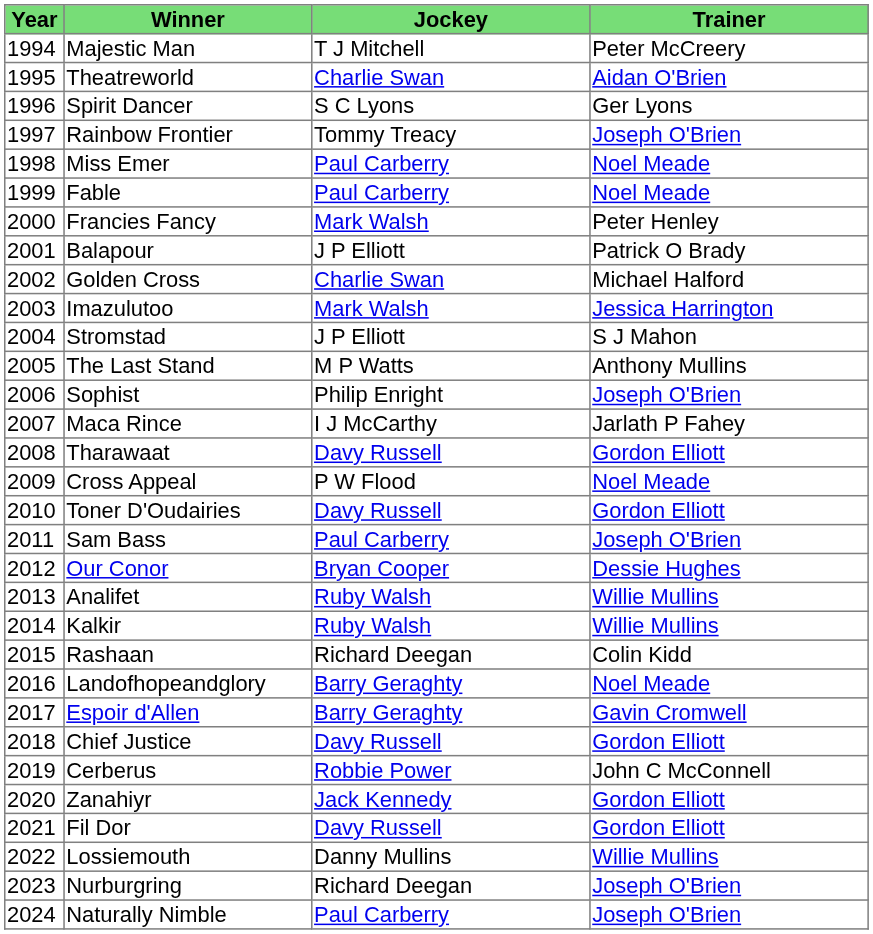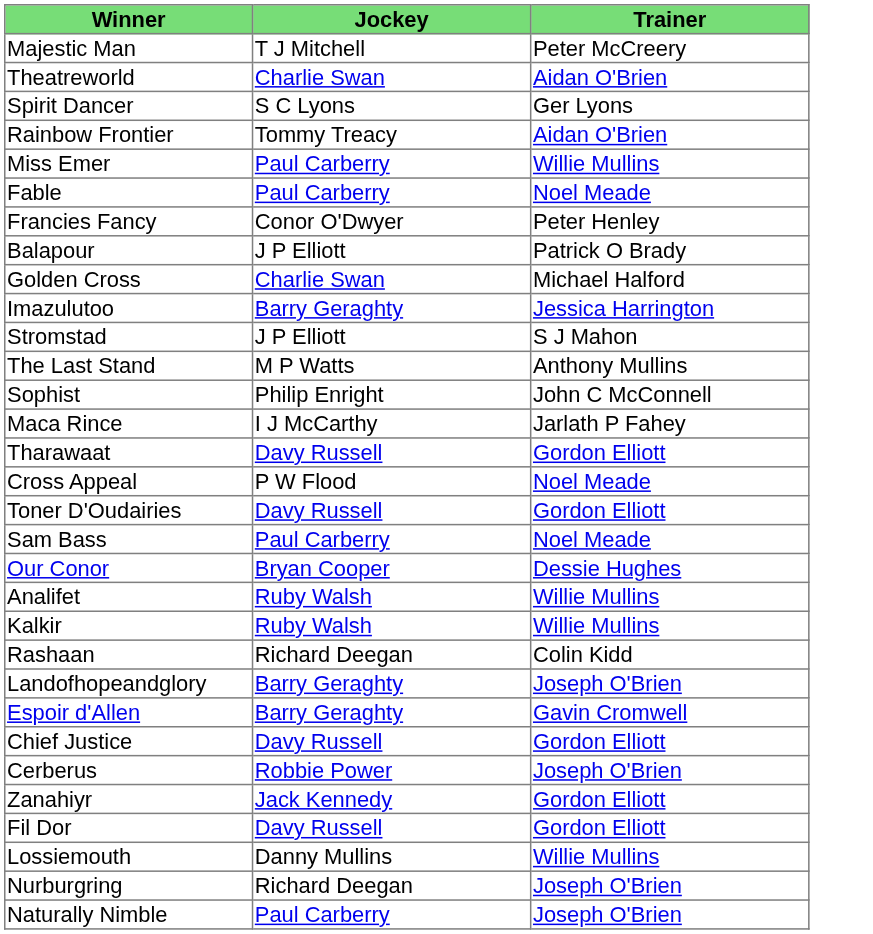- column: (34, 19)
(667, 135) Joseph O'Brien -> (600, 135) Aidan O'Brien
(651, 164) Noel Meade -> (596, 164) Willie Mullins
(371, 221) Mark Walsh -> (329, 221) Conor O'Dwyer
(371, 308) Mark Walsh -> (329, 308) Barry Geraghty
(667, 395) Joseph O'Brien -> (622, 395) John C McConnell
(667, 539) Joseph O'Brien -> (592, 539) Noel Meade
(651, 683) Noel Meade -> (607, 683) Joseph O'Brien
(682, 770) John C McConnell -> (607, 770) Joseph O'Brien
